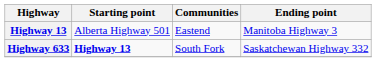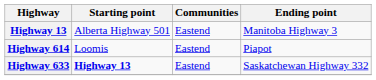+ row: (38, 48)
(200, 48) South Fork -> (193, 65) Eastend
